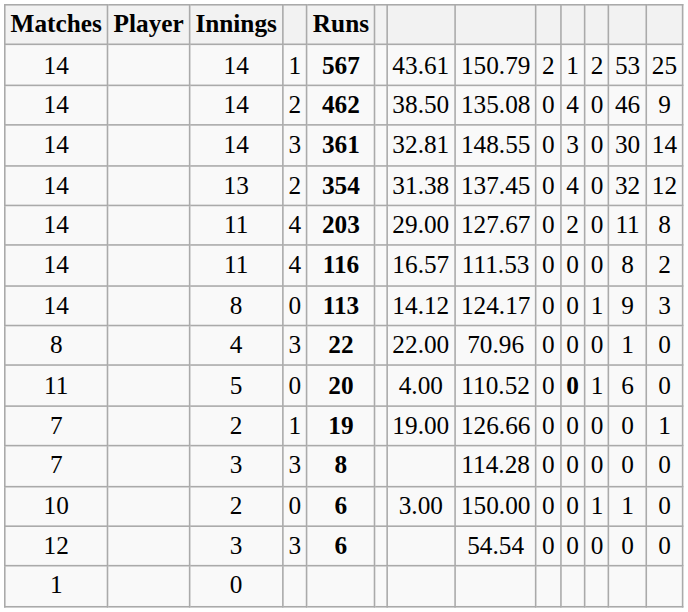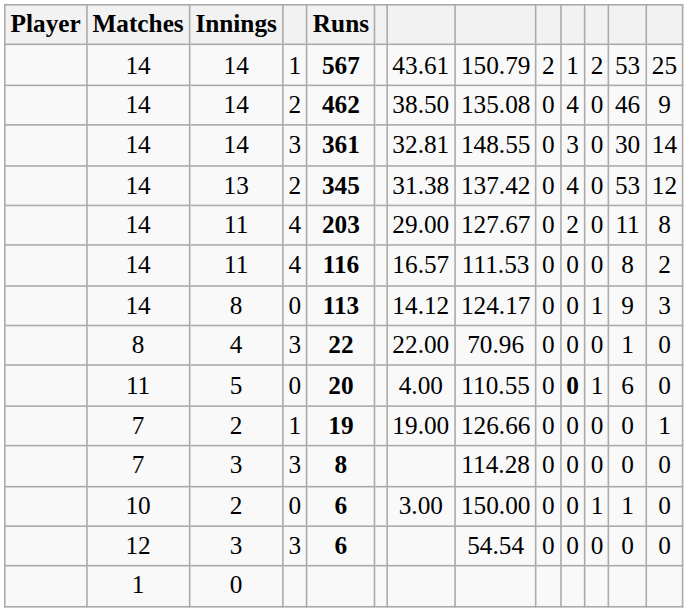columns swapped: (149, 24) <-> (56, 24)
(341, 184) 354 -> (341, 184) 345
(496, 184) 137.45 -> (496, 184) 137.42
(628, 184) 32 -> (628, 184) 53
(496, 385) 110.52 -> (496, 385) 110.55
